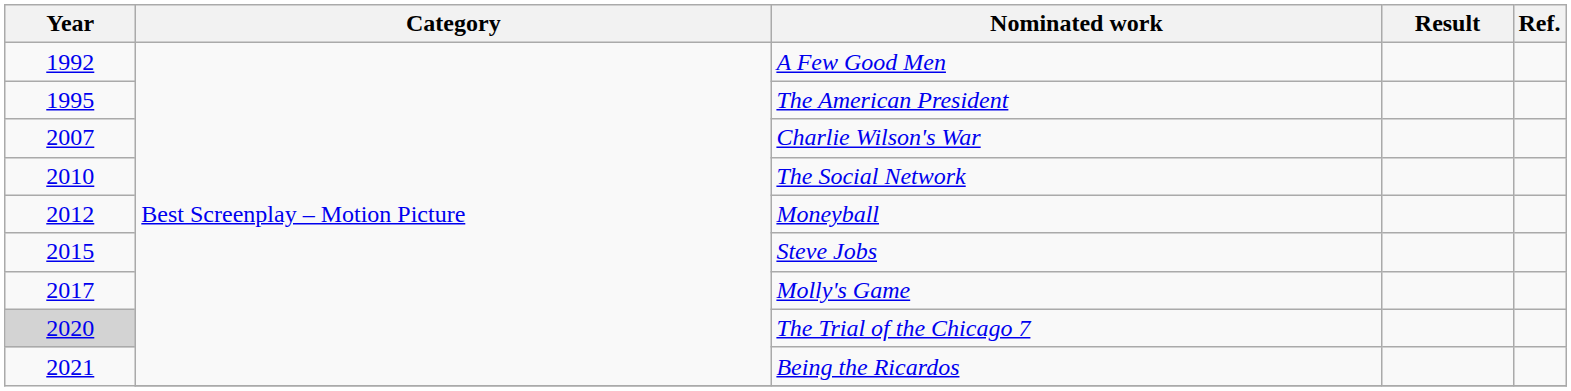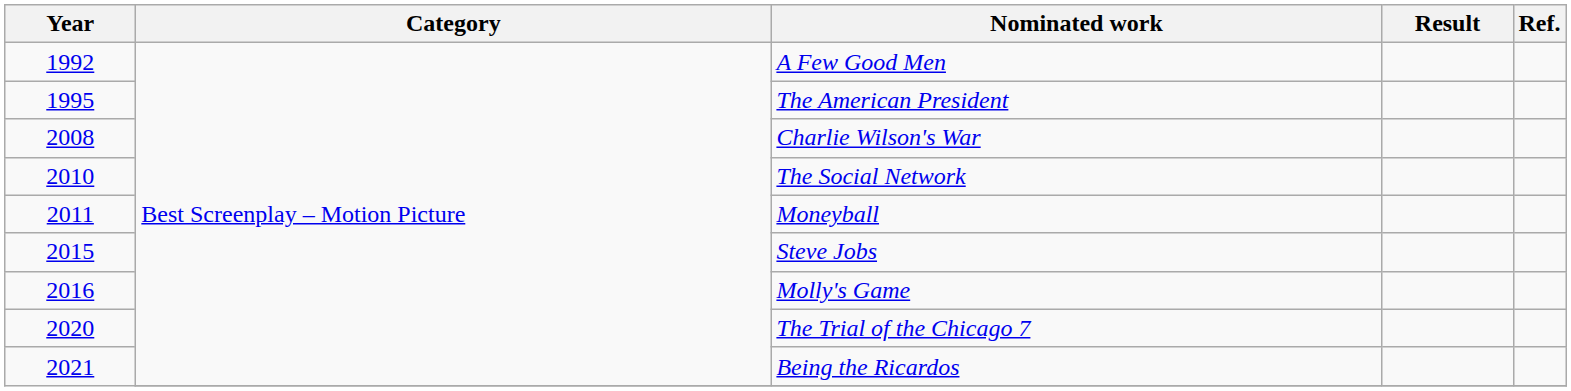(70, 137) 2007 -> (70, 137) 2008
(70, 213) 2012 -> (70, 213) 2011
(70, 289) 2017 -> (70, 289) 2016
(70, 328) lightgrey background -> (70, 328) no background
